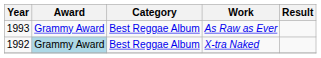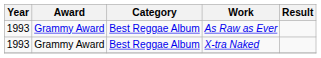(18, 45) 1992 -> (18, 45) 1993
(69, 45) lightblue background -> (69, 45) no background
